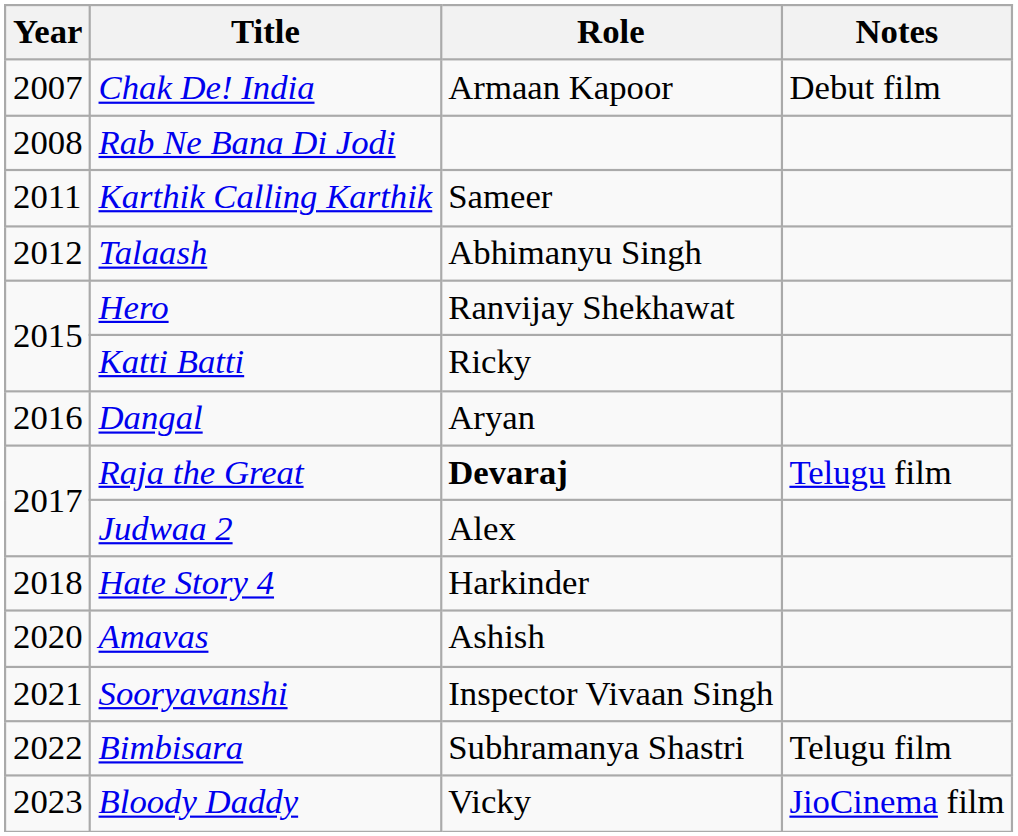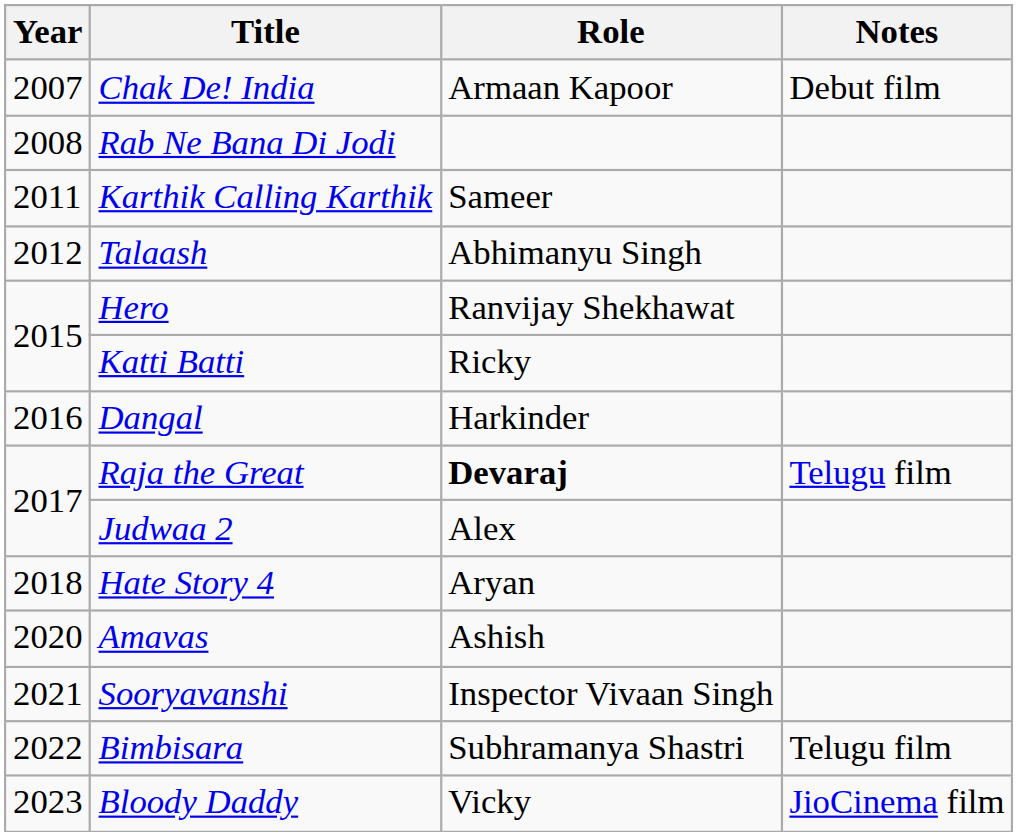(492, 417) Aryan -> (519, 417) Harkinder
(519, 582) Harkinder -> (492, 582) Aryan
